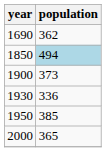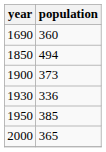(48, 34) 362 -> (48, 34) 360
(48, 55) lightblue background -> (48, 55) no background
